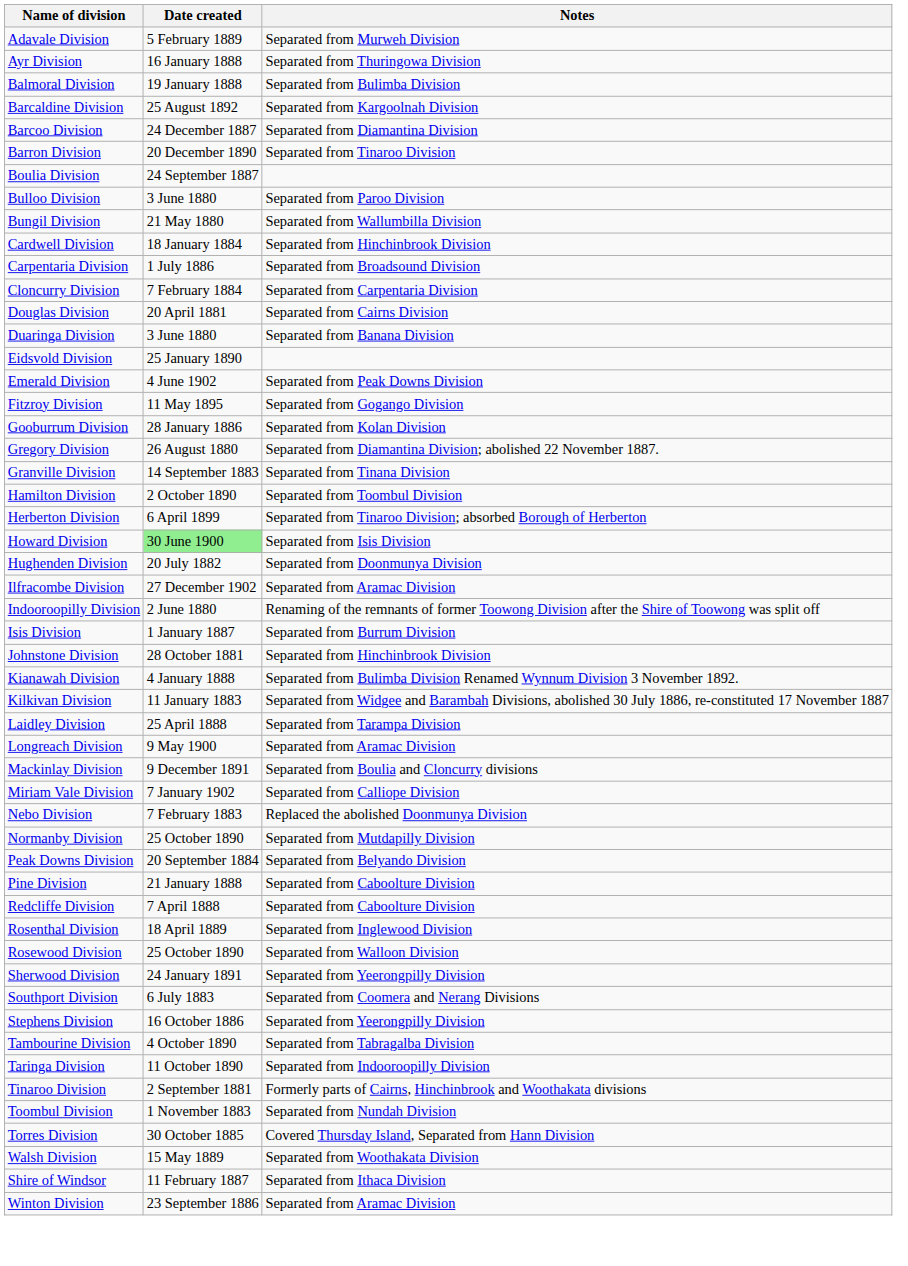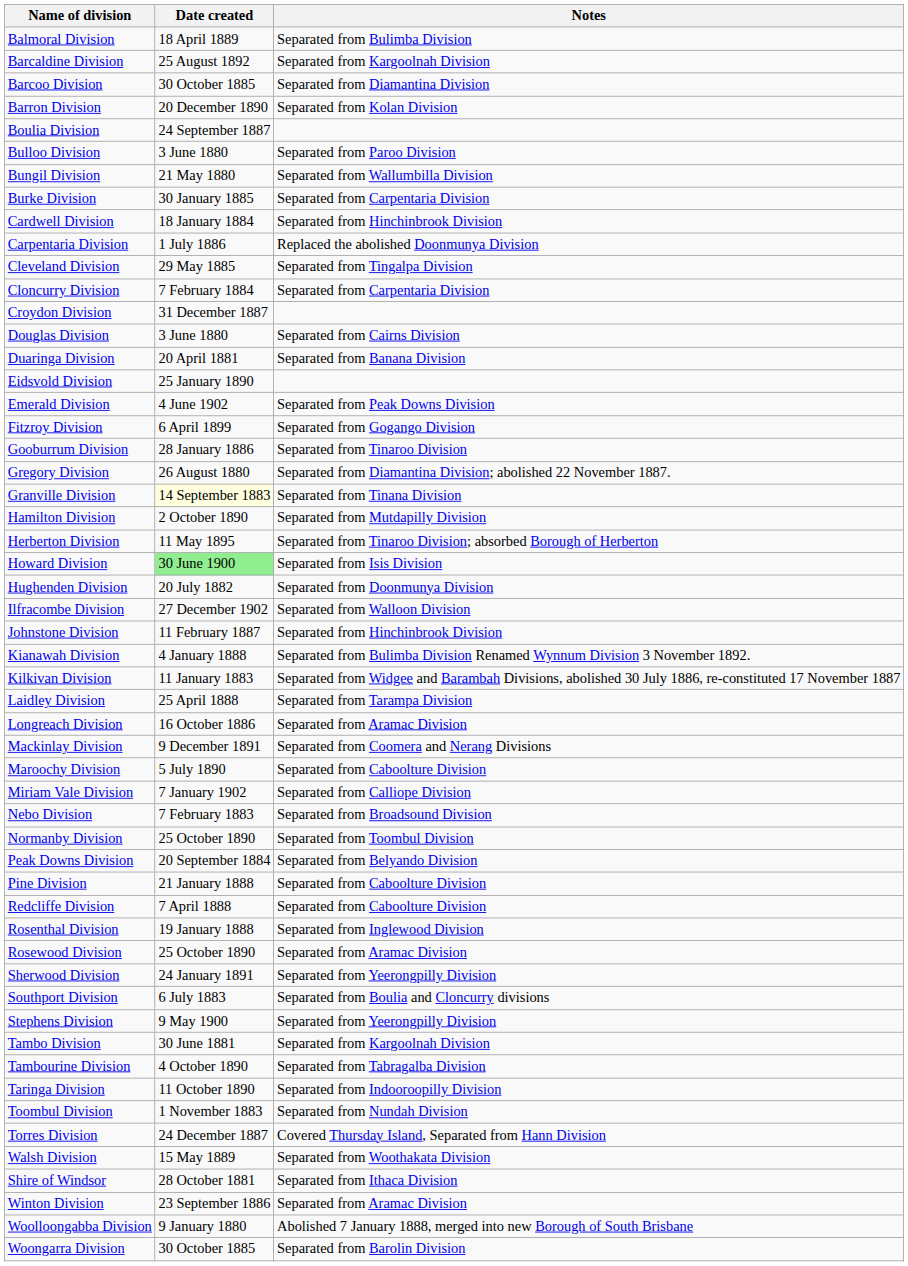- row: (58, 38)
- row: (45, 61)
(194, 84) 19 January 1888 -> (198, 38) 18 April 1889
(202, 130) 24 December 1887 -> (207, 84) 30 October 1885
(360, 152) Separated from Tinaroo Division -> (367, 107) Separated from Kolan Division
+ row: (52, 198)
(373, 267) Separated from Broadsound Division -> (408, 244) Replaced the abolished Doonmunya Division
+ row: (64, 267)
+ row: (60, 312)
(187, 312) 20 April 1881 -> (193, 335) 3 June 1880
(182, 335) 3 June 1880 -> (198, 358) 20 April 1881
(185, 404) 11 May 1895 -> (195, 426) 6 April 1899
(356, 426) Separated from Kolan Division -> (372, 449) Separated from Tinaroo Division
(203, 472) no background -> (214, 495) lightyellow background
(364, 495) Separated from Toombul Division -> (382, 518) Separated from Mutdapilly Division
(183, 518) 6 April 1899 -> (197, 541) 11 May 1895
(360, 586) Separated from Aramac Division -> (374, 609) Separated from Walloon Division
- row: (74, 609)
- row: (44, 632)
(195, 655) 28 October 1881 -> (209, 632) 11 February 1887
(182, 746) 9 May 1900 -> (207, 723) 16 October 1886
(402, 769) Separated from Boulia and Cloncurry divisions -> (414, 746) Separated from Coomera and Nerang Divisions
+ row: (64, 769)
(396, 815) Replaced the abolished Doonmunya Division -> (384, 815) Separated from Broadsound Division
(370, 838) Separated from Mutdapilly Division -> (375, 838) Separated from Toombul Division
(187, 929) 18 April 1889 -> (206, 929) 19 January 1888
(362, 952) Separated from Walloon Division -> (372, 952) Separated from Aramac Division
(402, 997) Separated from Coomera and Nerang Divisions -> (413, 997) Separated from Boulia and Cloncurry divisions
(195, 1020) 16 October 1886 -> (193, 1020) 9 May 1900
+ row: (54, 1043)
- row: (57, 1089)
(195, 1134) 30 October 1885 -> (213, 1134) 24 December 1887
(198, 1180) 11 February 1887 -> (207, 1180) 28 October 1881
+ row: (80, 1226)
+ row: (66, 1249)
